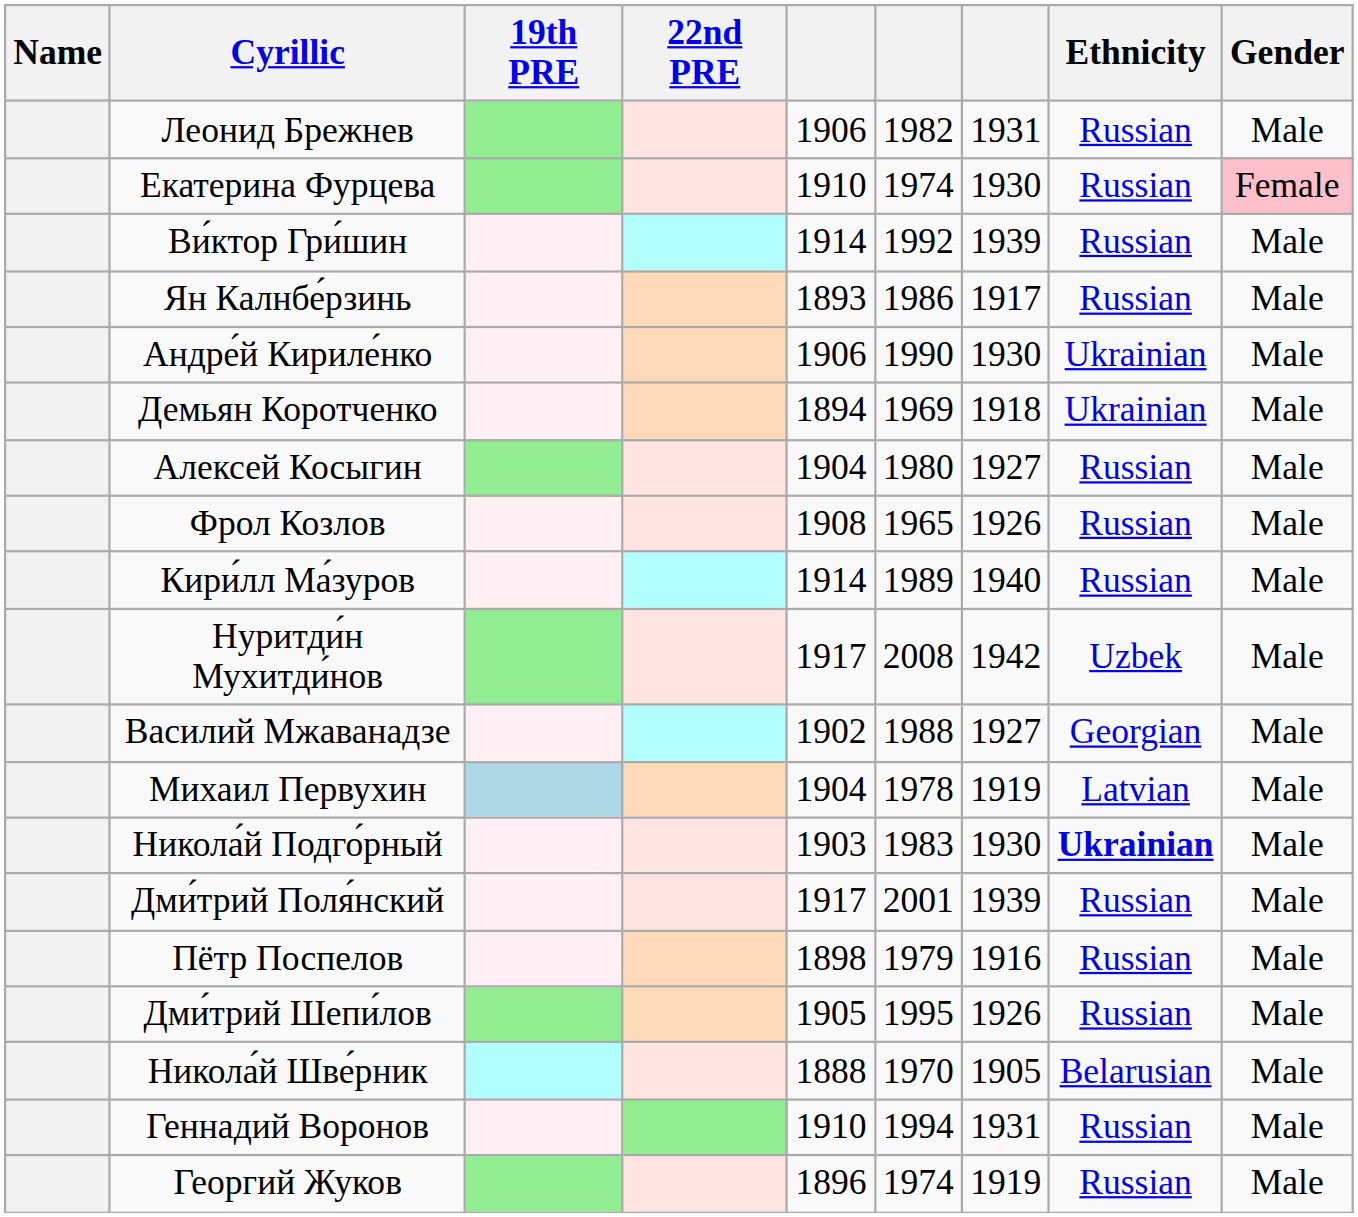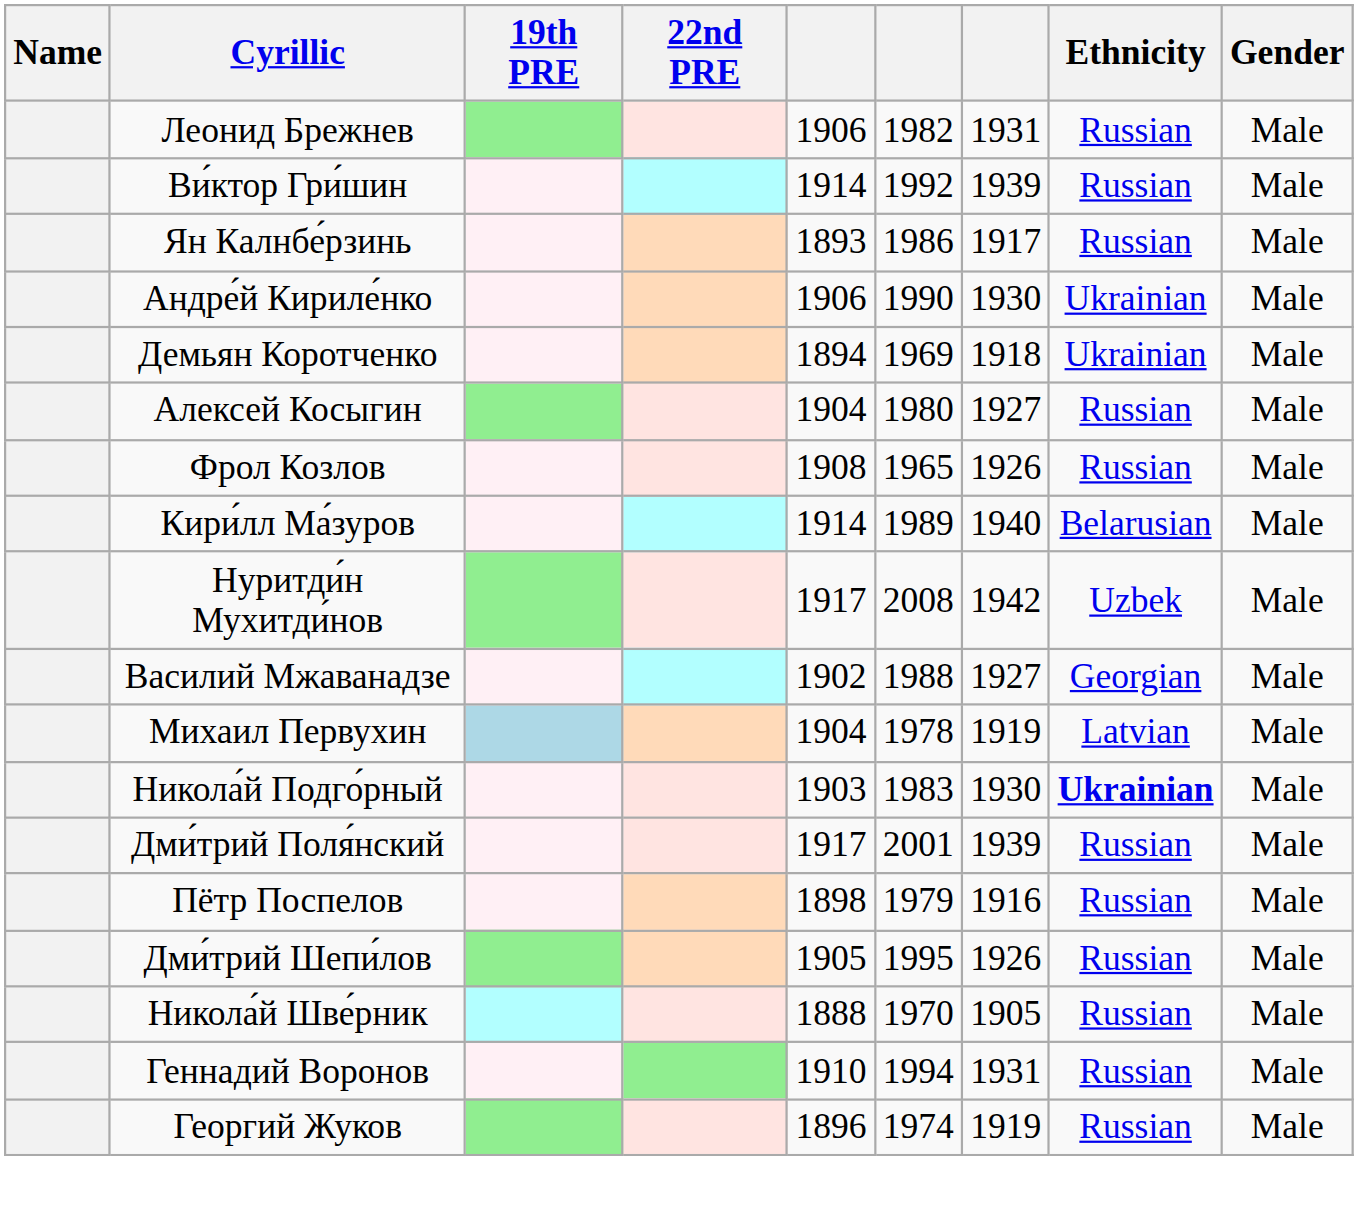- row: (288, 185)
(1136, 579) Russian -> (1136, 523) Belarusian
(1136, 1070) Belarusian -> (1136, 1013) Russian
